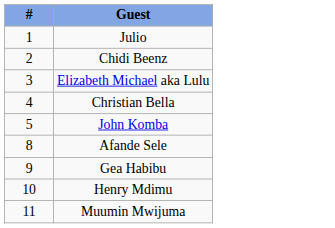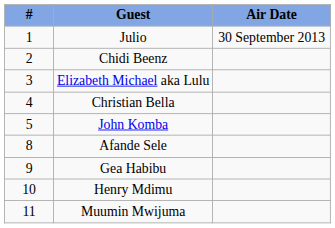+ column: (272, 15)
